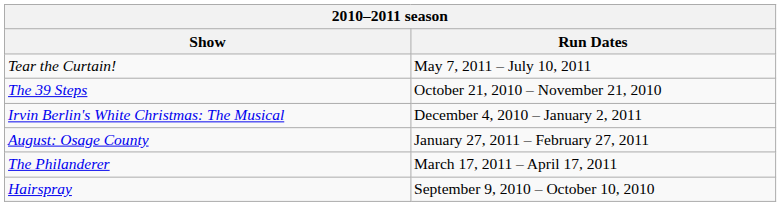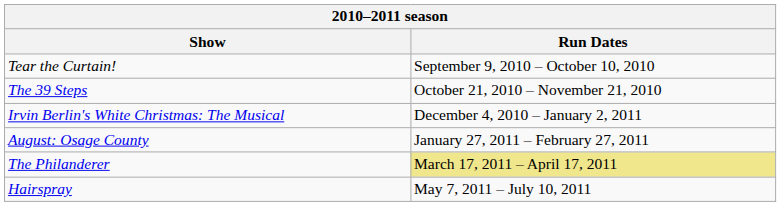(503, 66) May 7, 2011 – July 10, 2011 -> (534, 66) September 9, 2010 – October 10, 2010
(516, 164) no background -> (516, 164) khaki background
(534, 189) September 9, 2010 – October 10, 2010 -> (503, 189) May 7, 2011 – July 10, 2011
